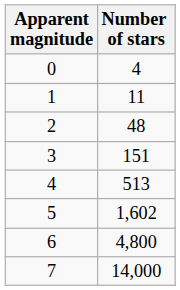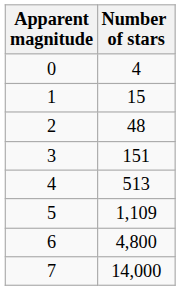(136, 97) 11 -> (136, 97) 15
(136, 213) 1,602 -> (136, 213) 1,109
